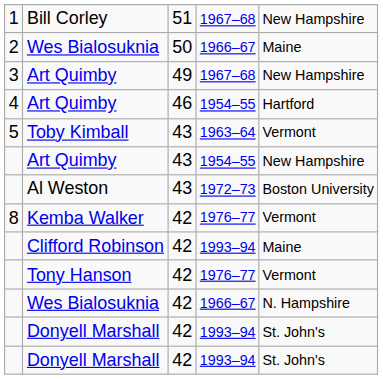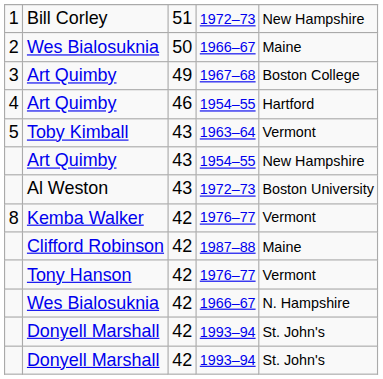(228, 19) 1967–68 -> (228, 19) 1972–73
(313, 76) New Hampshire -> (311, 76) Boston College
(228, 246) 1993–94 -> (228, 246) 1987–88
